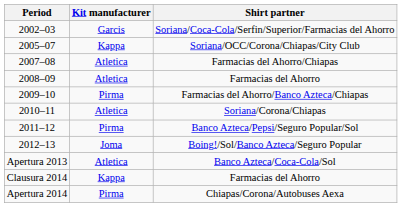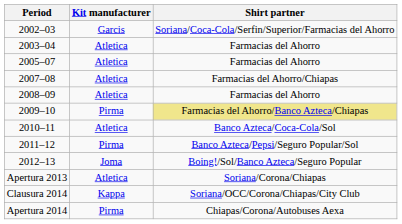+ row: (37, 45)
(111, 45) Kappa -> (111, 62) Atletica
(275, 45) Soriana/OCC/Corona/Chiapas/City Club -> (275, 62) Farmacias del Ahorro
(275, 95) no background -> (275, 111) khaki background
(275, 111) Soriana/Corona/Chiapas -> (275, 128) Banco Azteca/Coca-Cola/Sol
(275, 161) Banco Azteca/Coca-Cola/Sol -> (275, 177) Soriana/Corona/Chiapas
(275, 177) Farmacias del Ahorro -> (275, 194) Soriana/OCC/Corona/Chiapas/City Club
